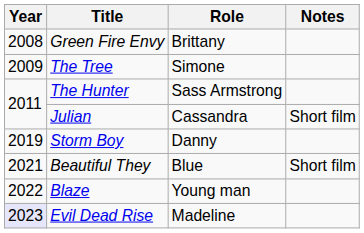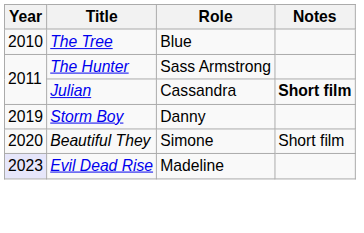- row: (107, 41)
(26, 66) 2009 -> (26, 41) 2010
(198, 66) Simone -> (176, 41) Blue
(323, 116) normal -> (315, 91) bold
(26, 166) 2021 -> (26, 141) 2020
(187, 166) Blue -> (187, 141) Simone
- row: (70, 191)
